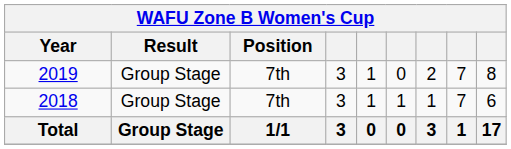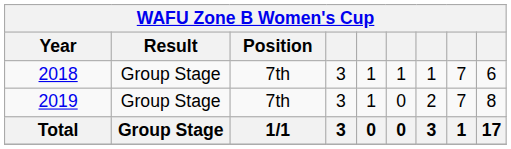rows swapped: (58, 102) <-> (58, 74)
